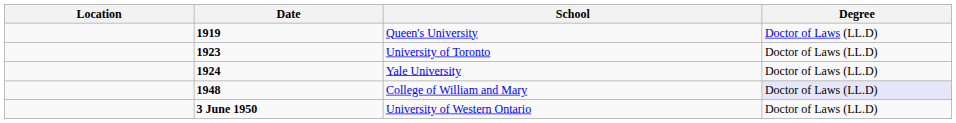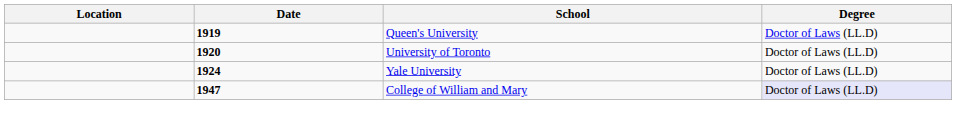(209, 52) 1923 -> (209, 52) 1920
(209, 90) 1948 -> (209, 90) 1947
- row: (459, 109)
